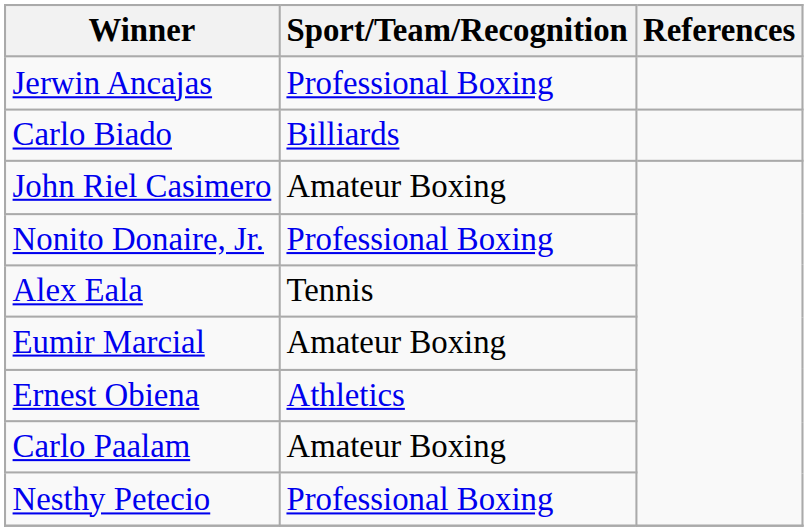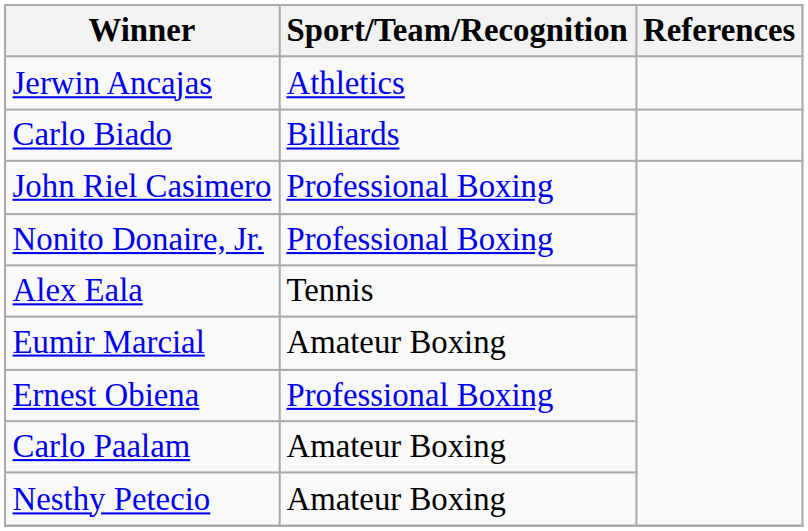(420, 82) Professional Boxing -> (346, 82) Athletics
(396, 186) Amateur Boxing -> (420, 186) Professional Boxing
(346, 394) Athletics -> (420, 394) Professional Boxing
(420, 498) Professional Boxing -> (396, 498) Amateur Boxing
